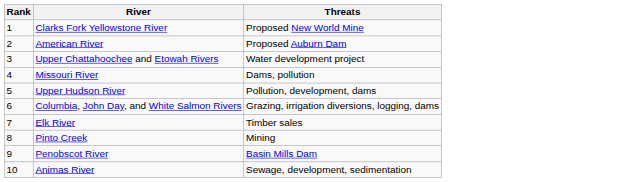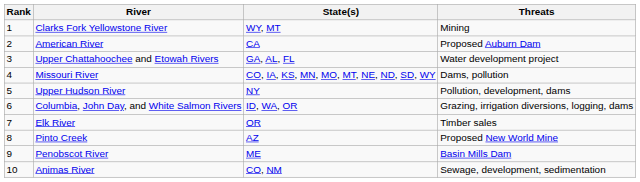+ column: (341, 12)
(305, 28) Proposed New World Mine -> (455, 28) Mining
(261, 138) Mining -> (499, 138) Proposed New World Mine
